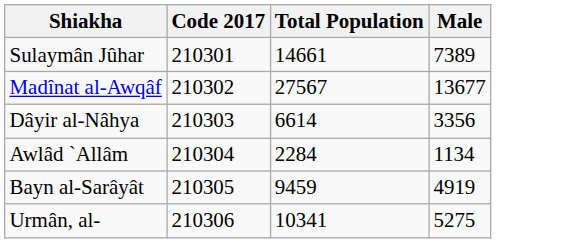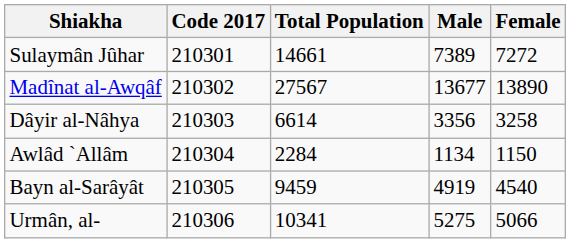+ column: (528, 21)
